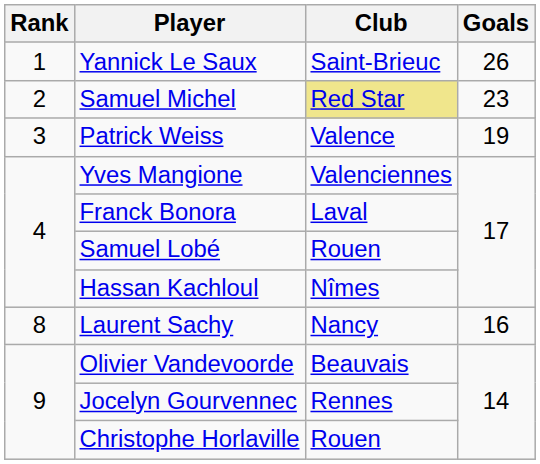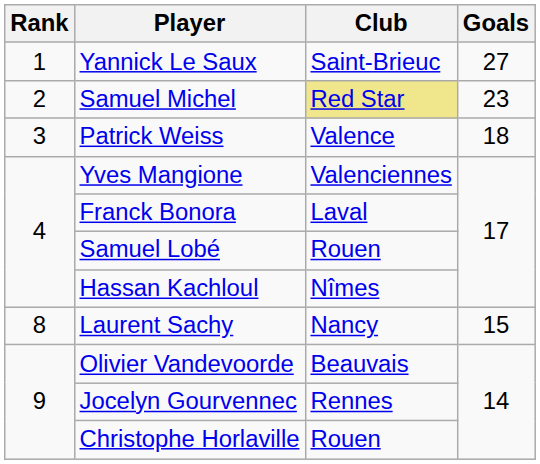(496, 61) 26 -> (496, 61) 27
(496, 136) 19 -> (496, 136) 18
(496, 325) 16 -> (496, 325) 15
